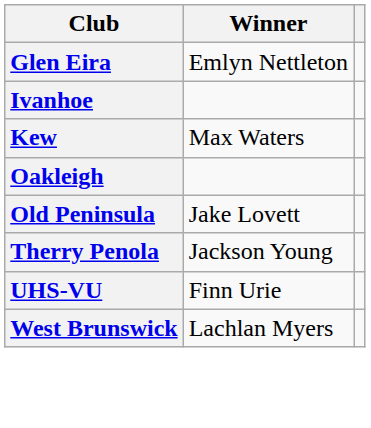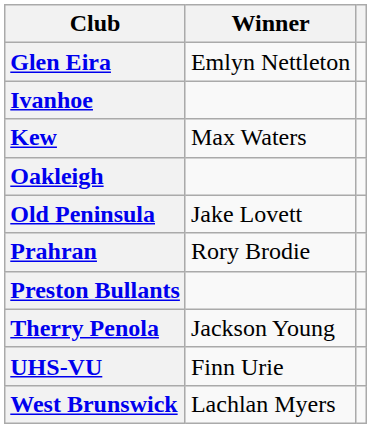+ row: (54, 251)
+ row: (95, 289)
